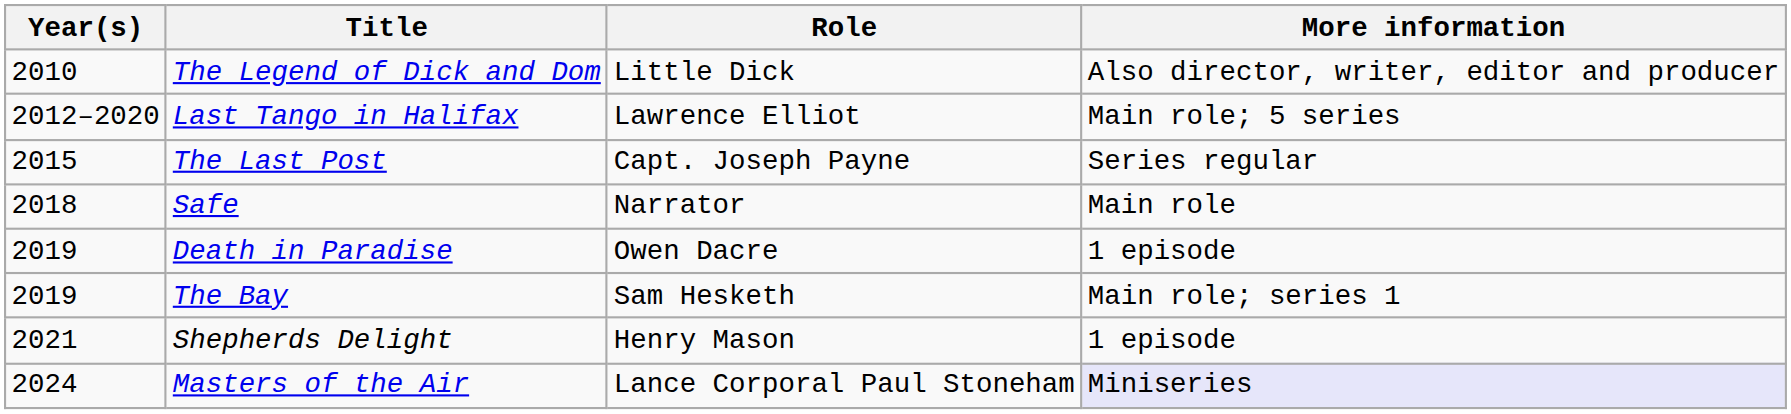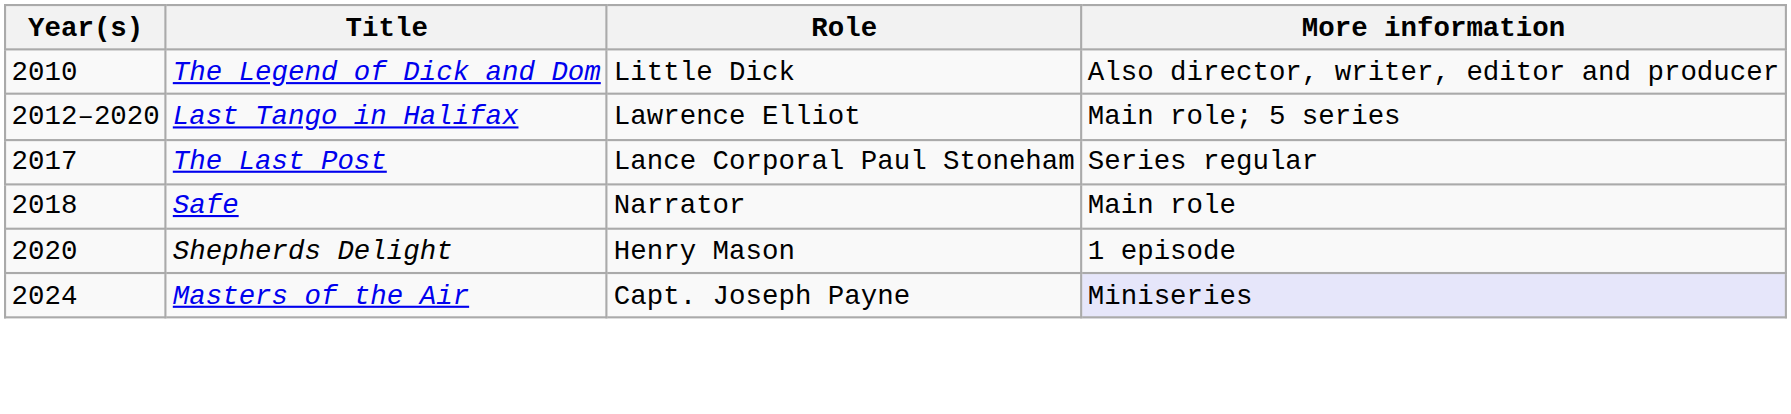(45, 162) 2015 -> (45, 162) 2017
(762, 162) Capt. Joseph Payne -> (844, 162) Lance Corporal Paul Stoneham
- row: (313, 251)
- row: (230, 296)
(45, 340) 2021 -> (45, 251) 2020
(844, 385) Lance Corporal Paul Stoneham -> (762, 296) Capt. Joseph Payne
